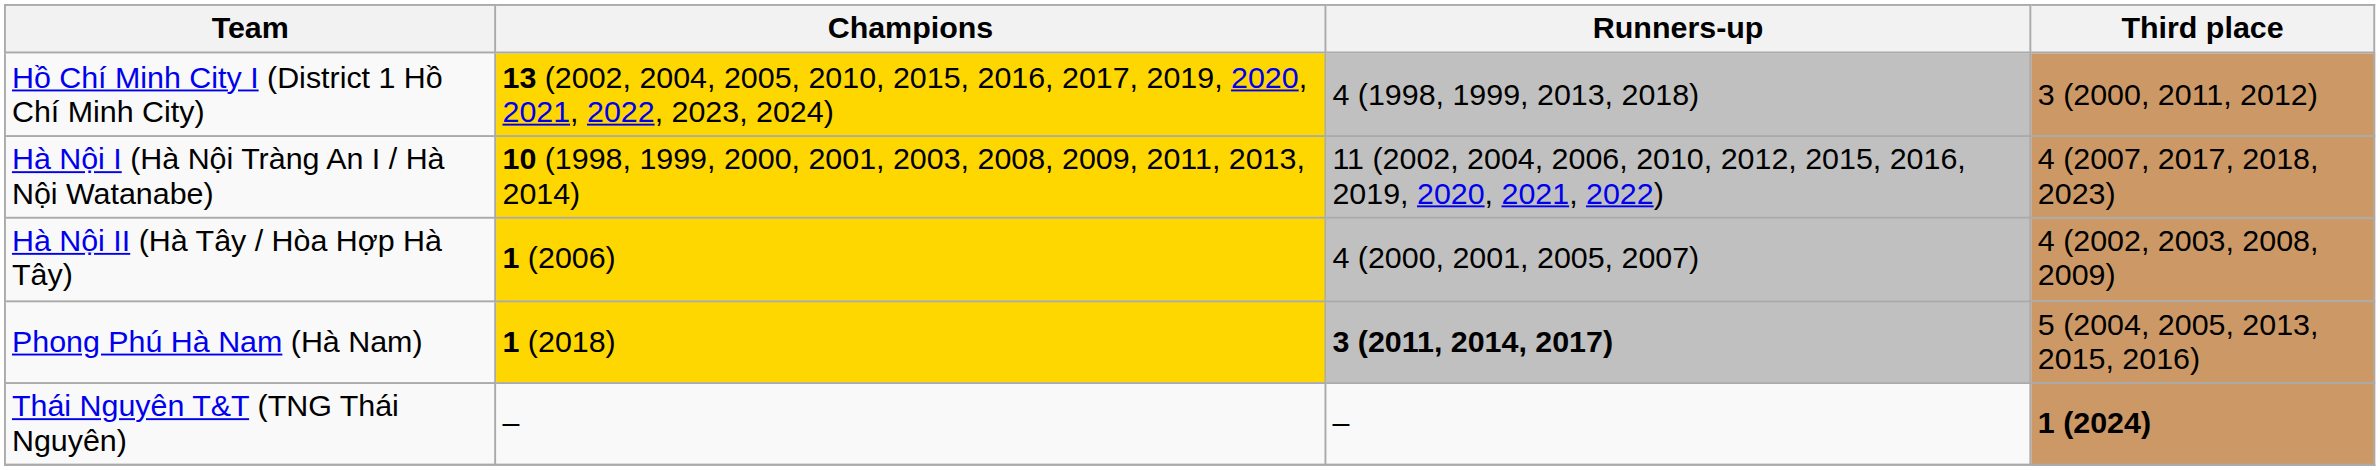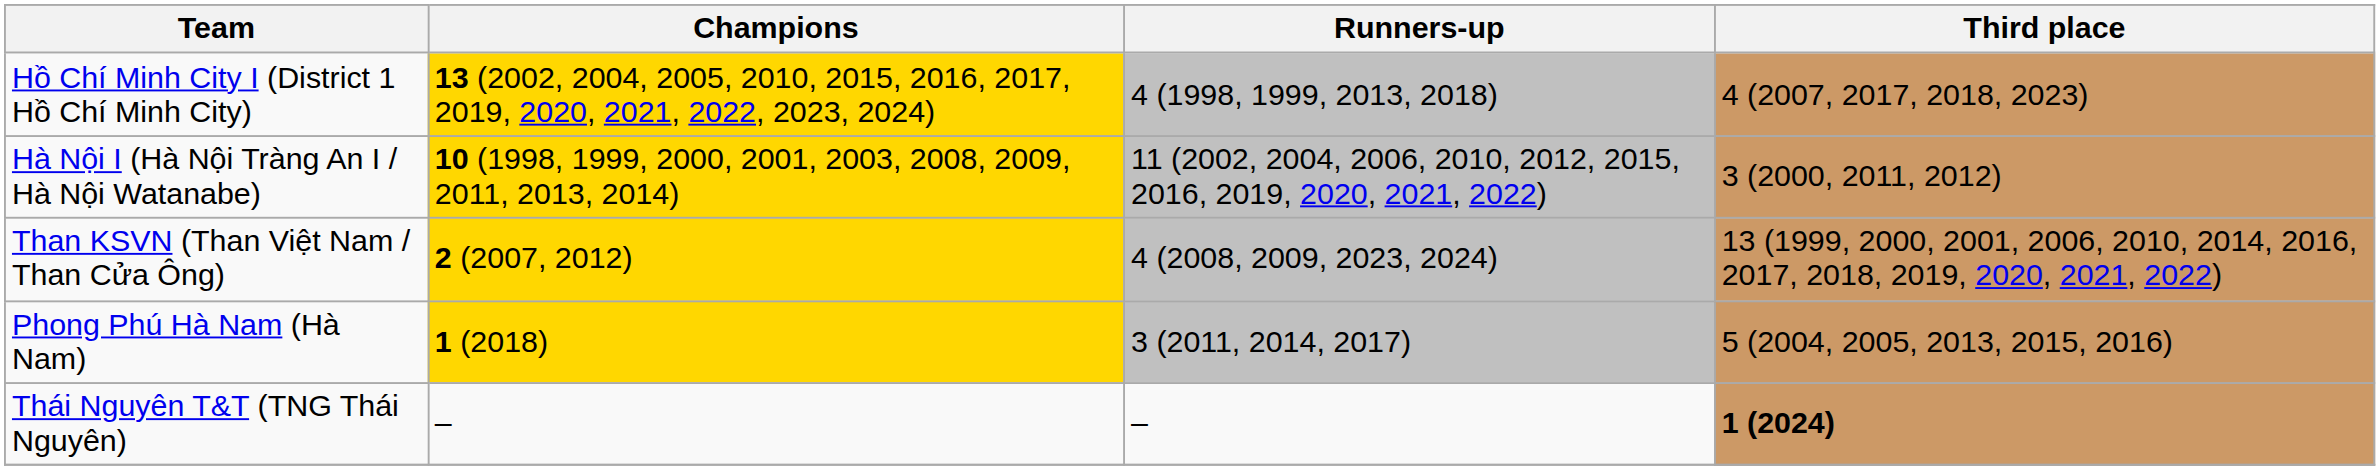(2178, 93) 3 (2000, 2011, 2012) -> (1905, 93) 4 (2007, 2017, 2018, 2023)
(2178, 176) 4 (2007, 2017, 2018, 2023) -> (1862, 176) 3 (2000, 2011, 2012)
+ row: (211, 258)
- row: (227, 258)
(1473, 341) bold -> (1271, 341) normal
